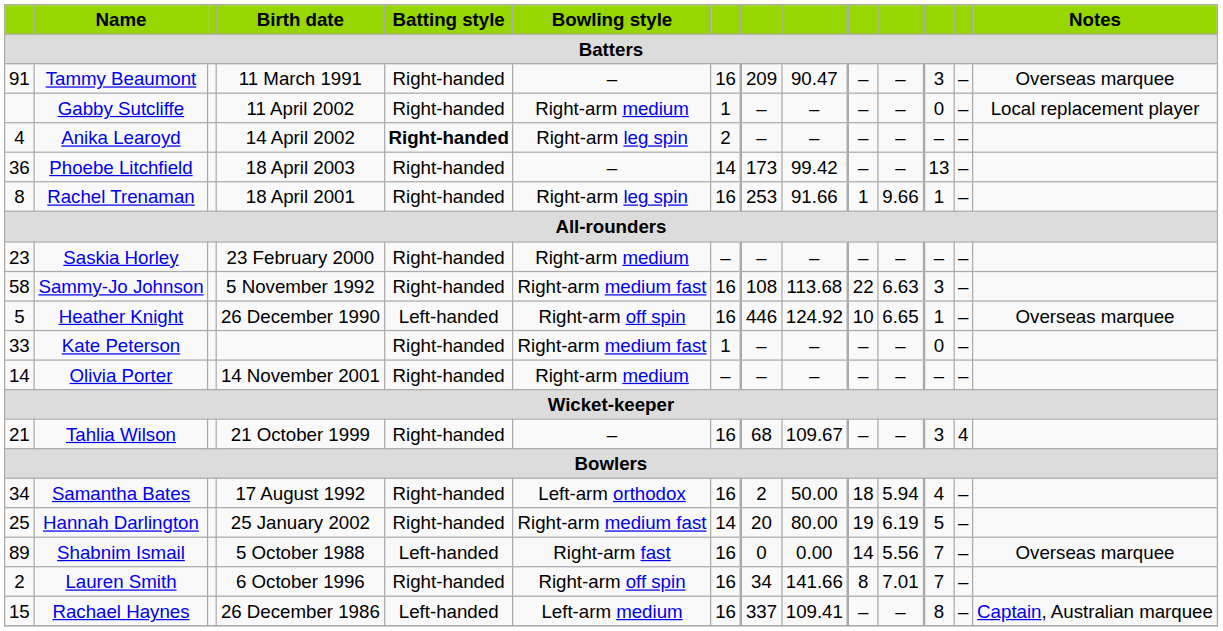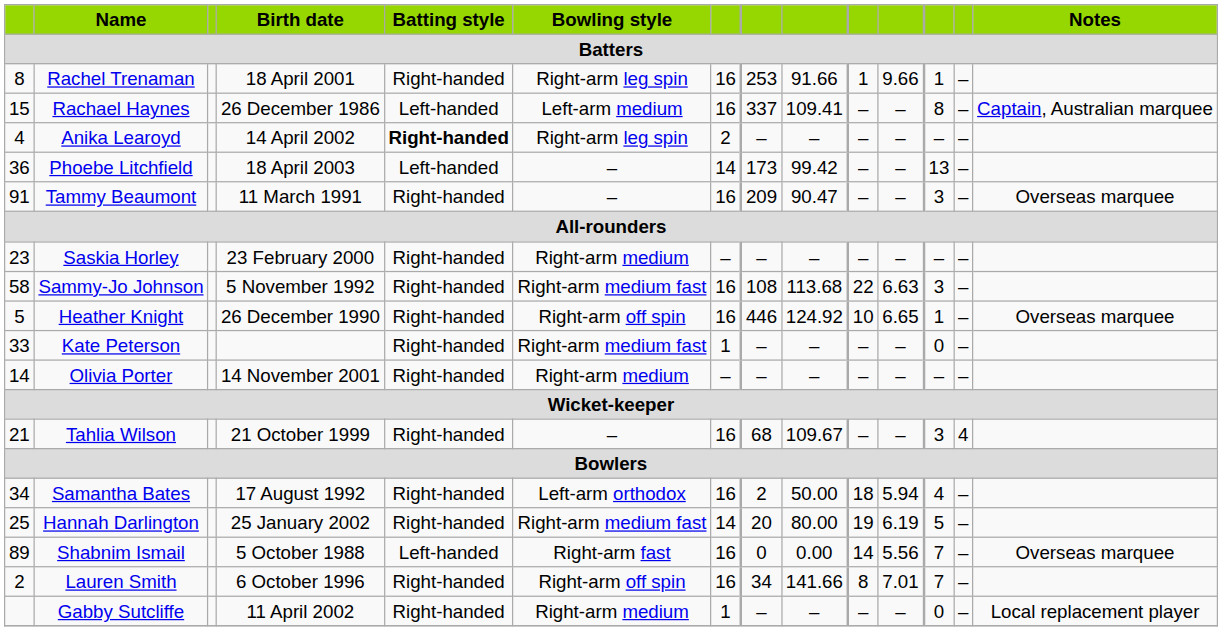rows swapped: (121, 79) <-> (121, 197)
rows swapped: (121, 612) <-> (121, 108)
(449, 168) Right-handed -> (449, 168) Left-handed
(449, 316) Left-handed -> (449, 316) Right-handed
